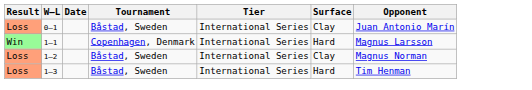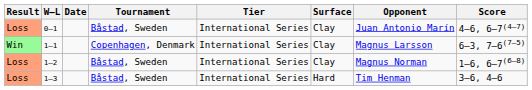+ column: (492, 12)
(324, 41) Hard -> (324, 45) Clay
